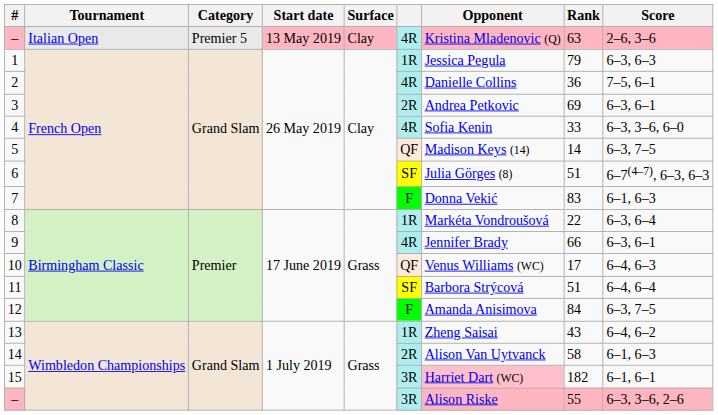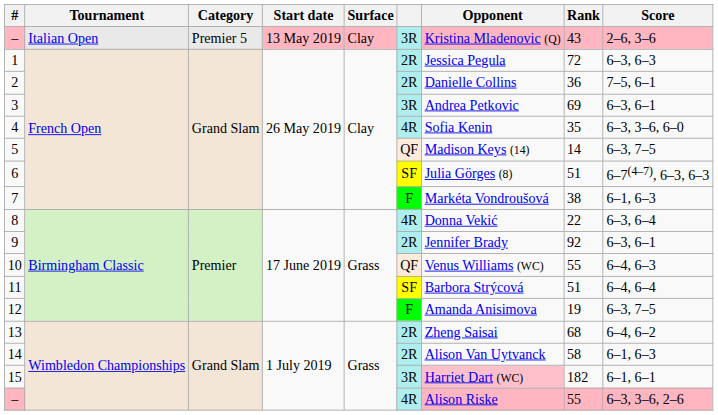(409, 37) 4R -> (409, 37) 3R
(574, 37) 63 -> (574, 37) 43
(409, 60) 1R -> (409, 60) 2R
(574, 60) 79 -> (574, 60) 72
(409, 82) 4R -> (409, 82) 2R
(409, 104) 2R -> (409, 104) 3R
(574, 127) 33 -> (574, 127) 35
(461, 198) Donna Vekić -> (487, 198) Markéta Vondroušová
(574, 198) 83 -> (574, 198) 38
(409, 220) 1R -> (409, 220) 4R
(487, 220) Markéta Vondroušová -> (461, 220) Donna Vekić
(409, 242) 4R -> (409, 242) 2R
(574, 242) 66 -> (574, 242) 92
(574, 265) 17 -> (574, 265) 55
(574, 309) 84 -> (574, 309) 19
(409, 332) 1R -> (409, 332) 2R
(574, 332) 43 -> (574, 332) 68
(409, 399) 3R -> (409, 399) 4R
